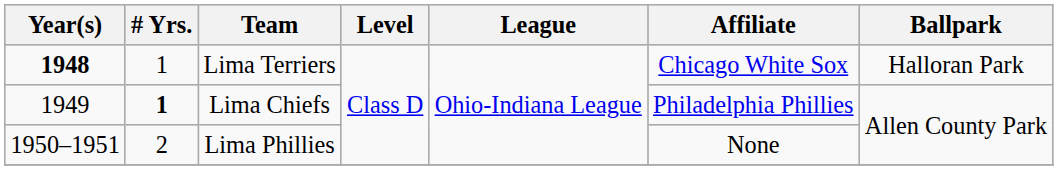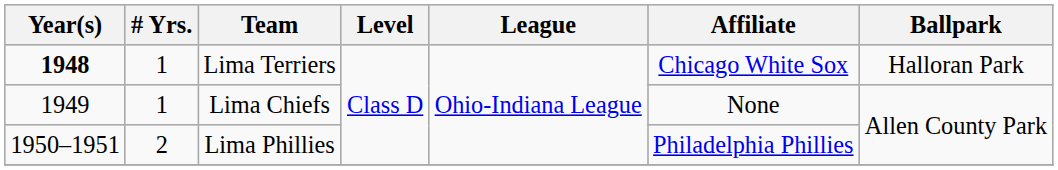(162, 104) bold -> (162, 104) normal
(753, 104) Philadelphia Phillies -> (753, 104) None
(753, 145) None -> (753, 145) Philadelphia Phillies
